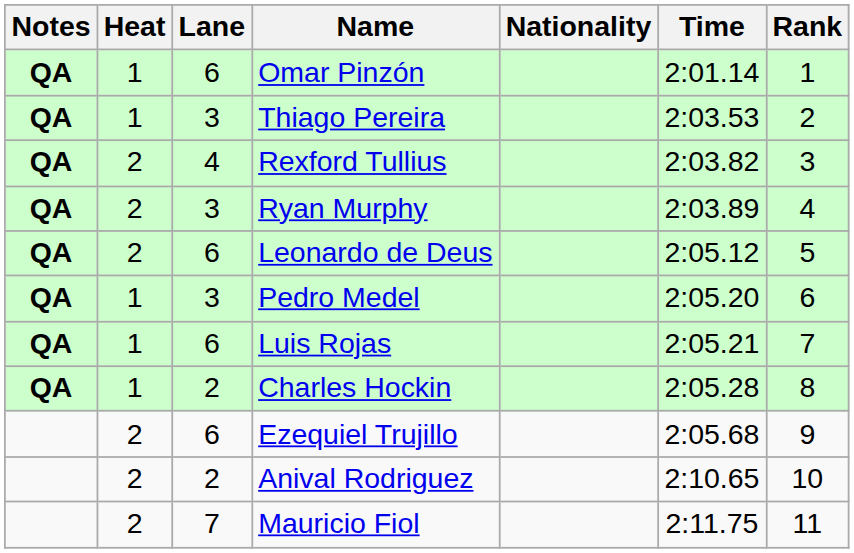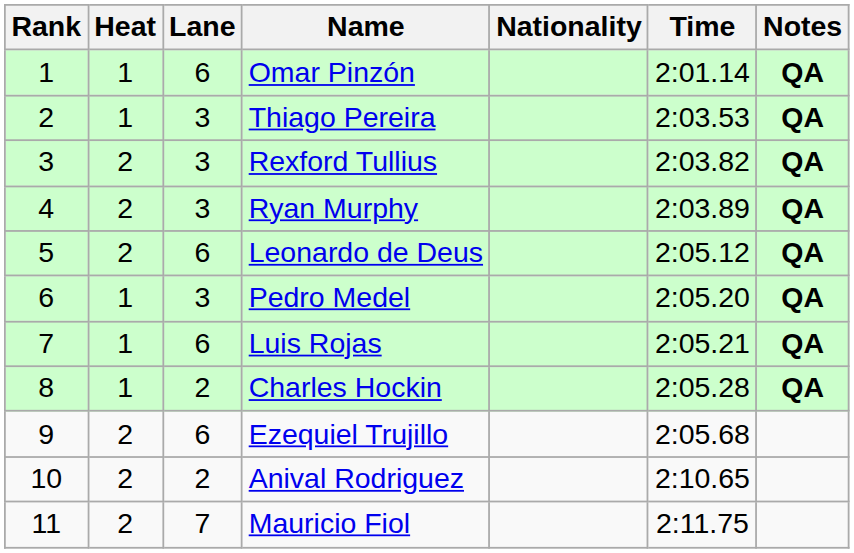columns swapped: (807, 27) <-> (51, 27)
(212, 162) 4 -> (202, 162) 3
